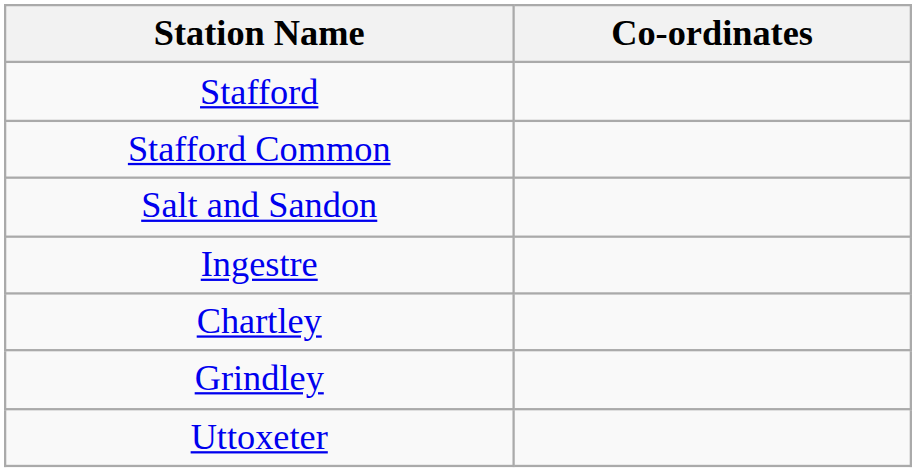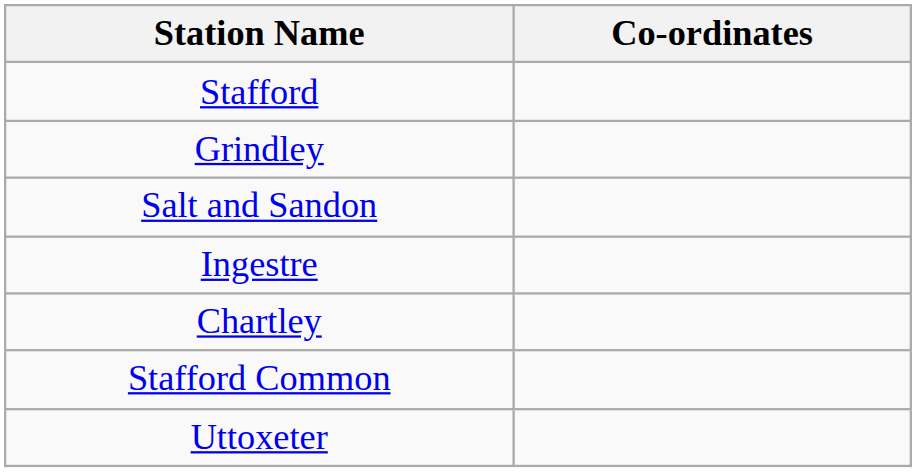rows swapped: (259, 148) <-> (259, 378)
